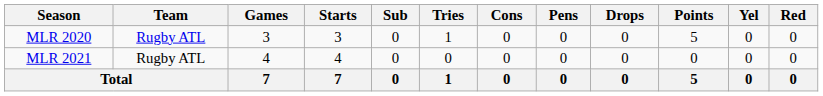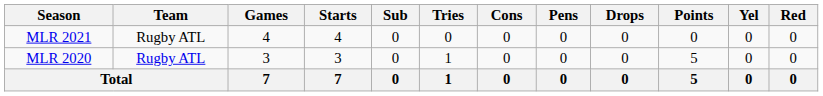rows swapped: (59, 36) <-> (59, 58)
